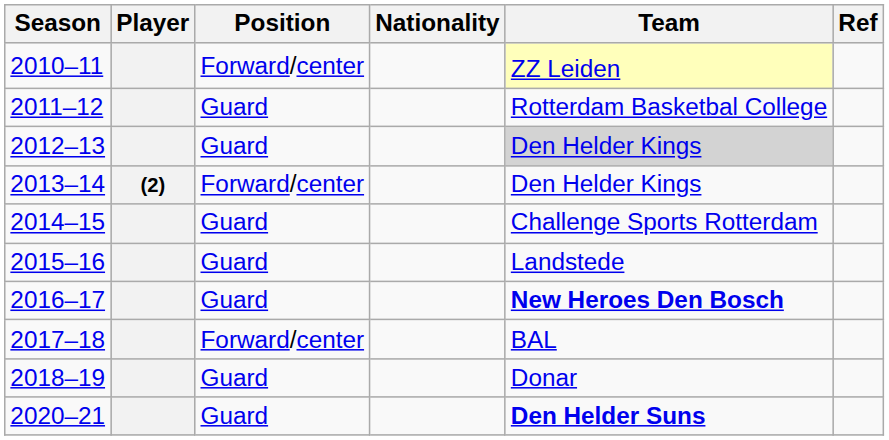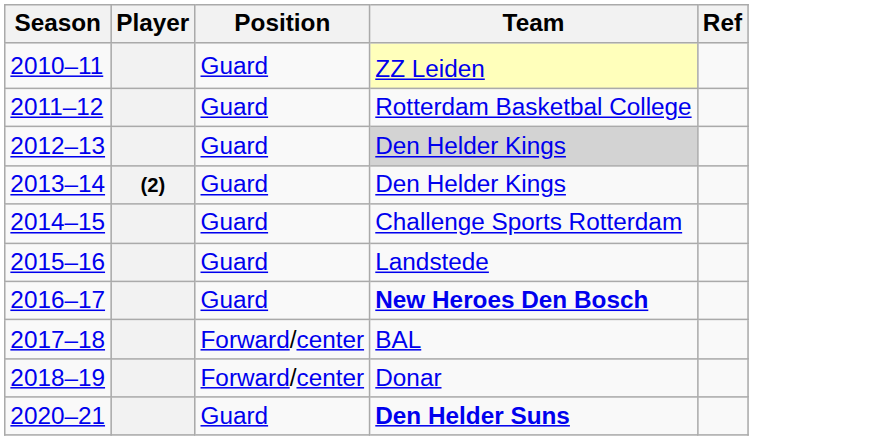- column: (437, 23)
(282, 65) Forward/center -> (234, 65) Guard
(282, 184) Forward/center -> (234, 184) Guard
(234, 377) Guard -> (282, 377) Forward/center
